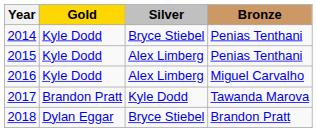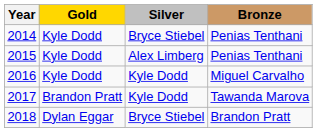(166, 76) Alex Limberg -> (158, 76) Kyle Dodd
